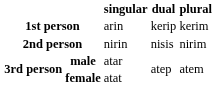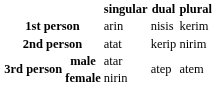(163, 26) kerip -> (162, 26) nisis
(116, 43) nirin -> (113, 43) atat
(162, 43) nisis -> (163, 43) kerip
(113, 78) atat -> (116, 78) nirin
